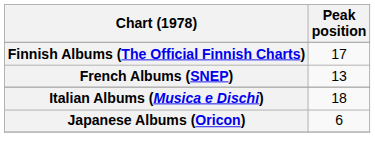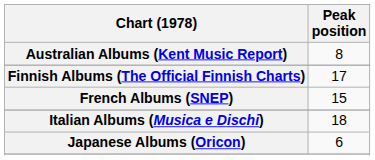+ row: (156, 53)
(339, 76) 13 -> (339, 98) 15
